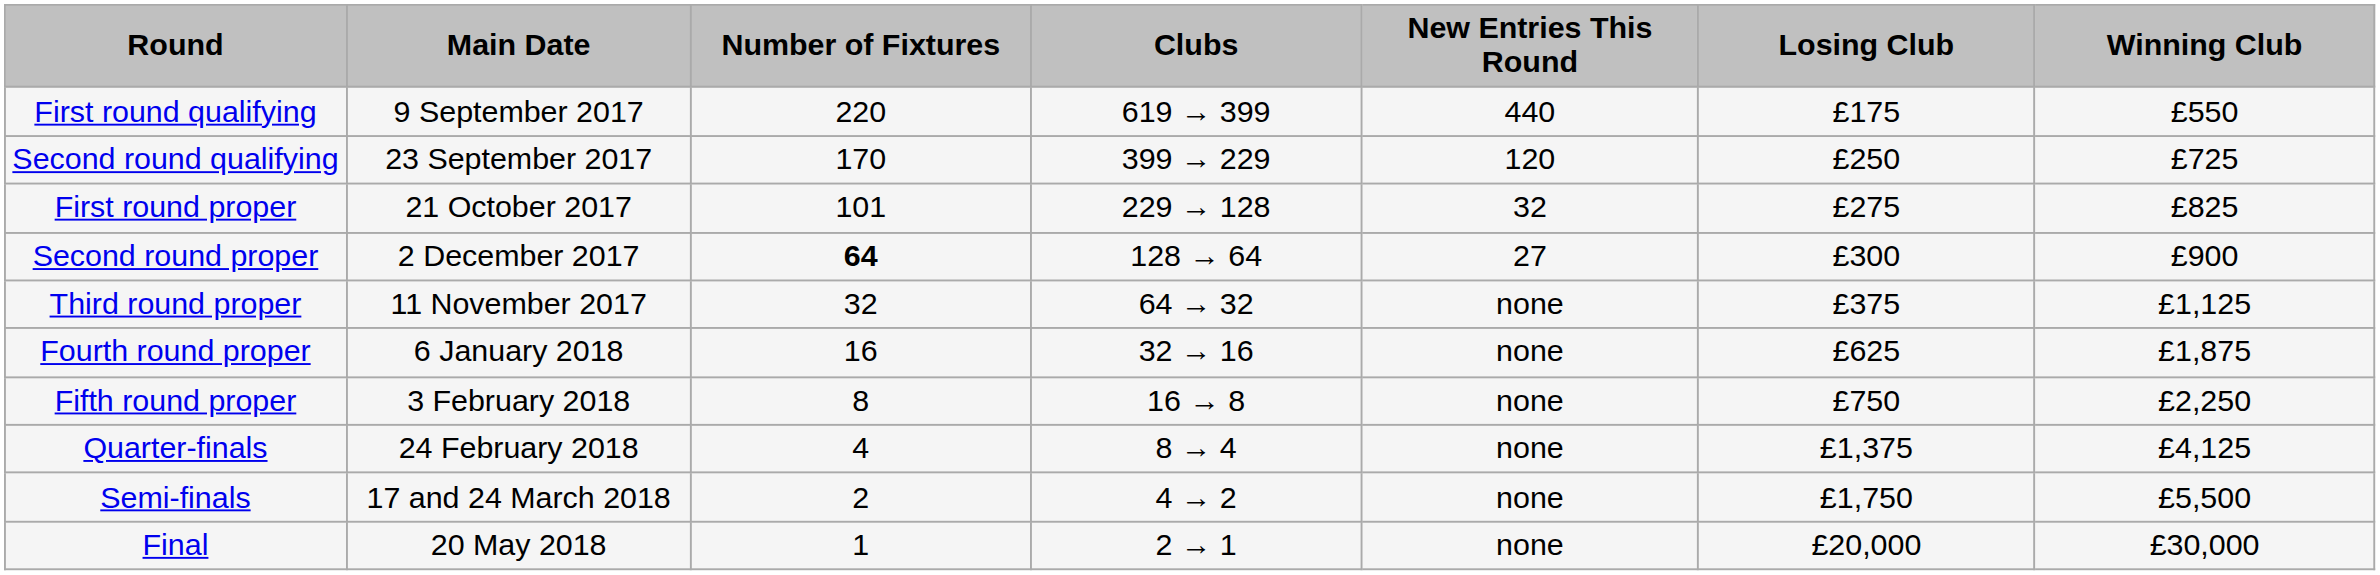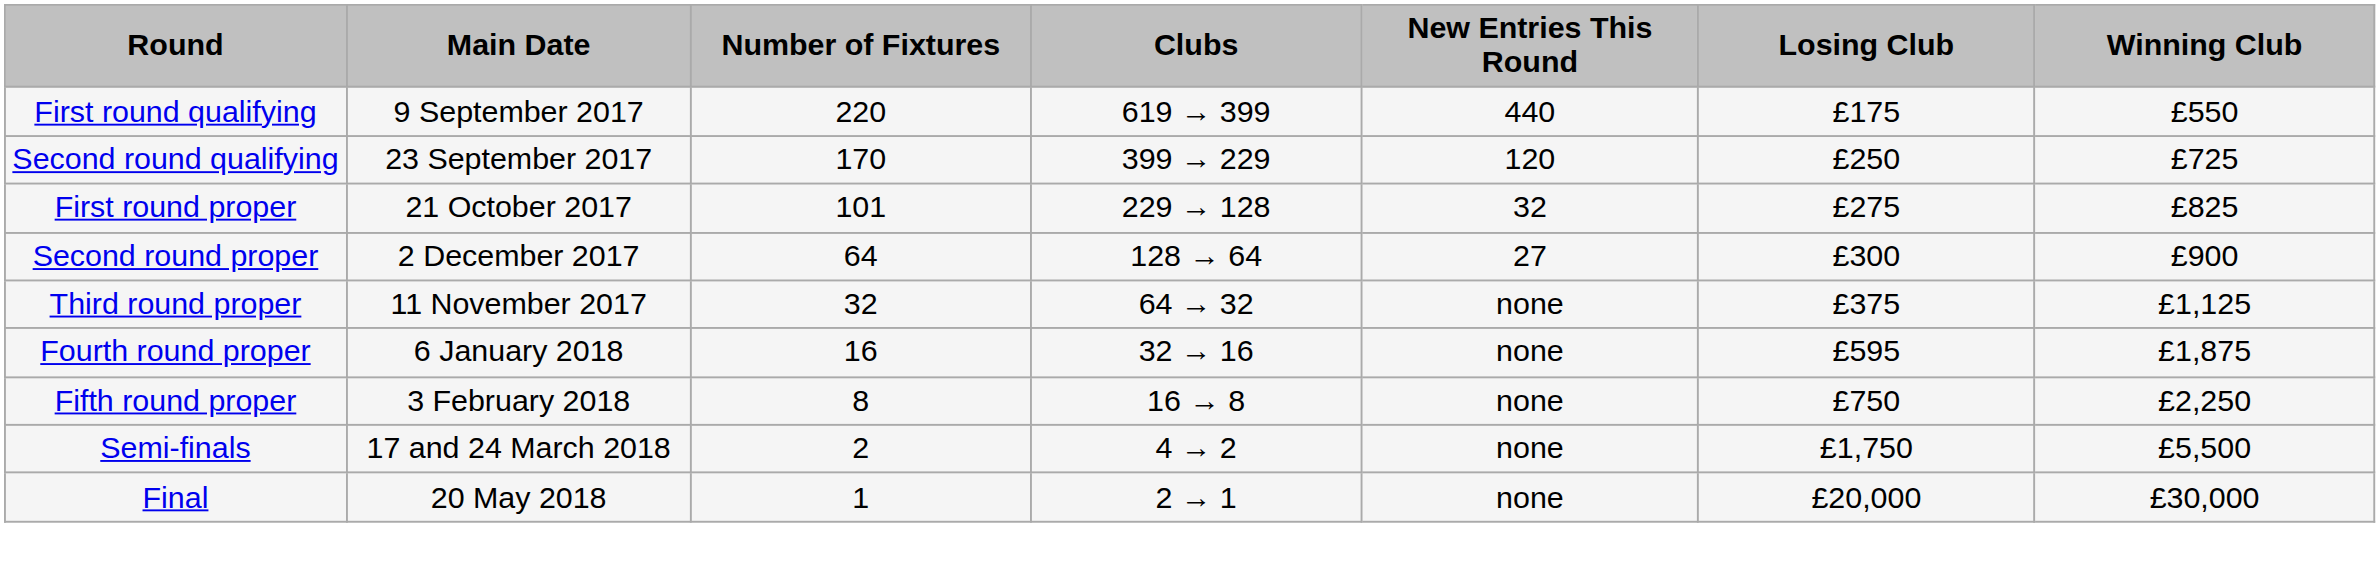(861, 255) bold -> (861, 255) normal
(1866, 352) £625 -> (1866, 352) £595
- row: (175, 448)
